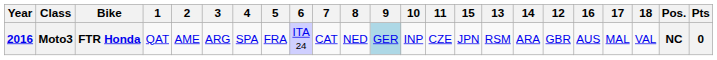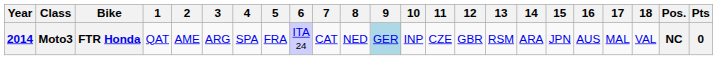columns swapped: (558, 13) <-> (468, 13)
(20, 38) 2016 -> (20, 38) 2014
